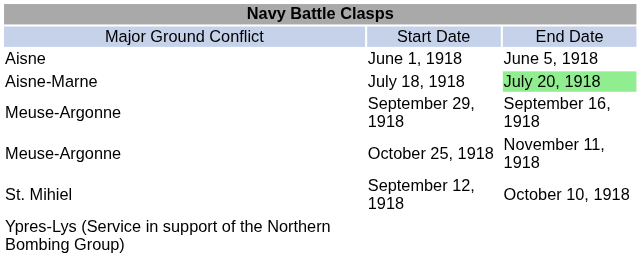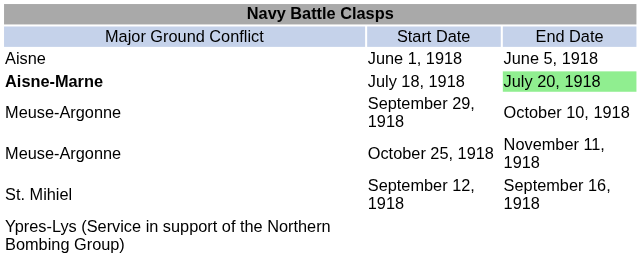(51, 81) normal -> (54, 81) bold
(557, 113) September 16, 1918 -> (567, 113) October 10, 1918
(567, 194) October 10, 1918 -> (557, 194) September 16, 1918
